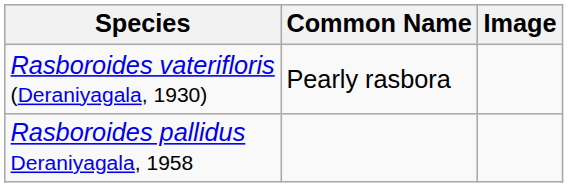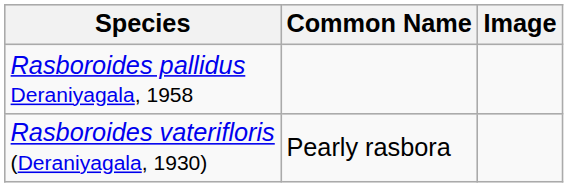rows swapped: (128, 147) <-> (143, 78)
